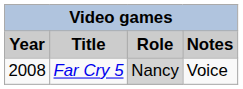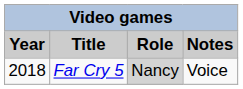(27, 71) 2008 -> (27, 71) 2018
